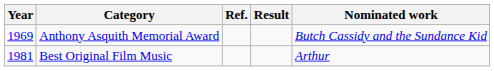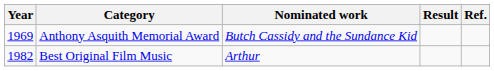columns swapped: (391, 14) <-> (236, 14)
(20, 55) 1981 -> (20, 55) 1982
